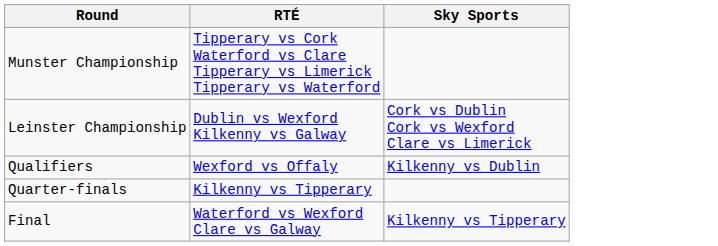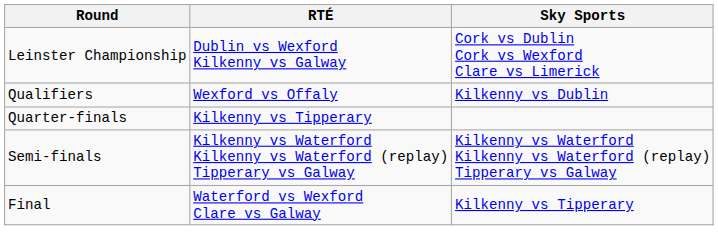- row: (93, 64)
+ row: (55, 158)
